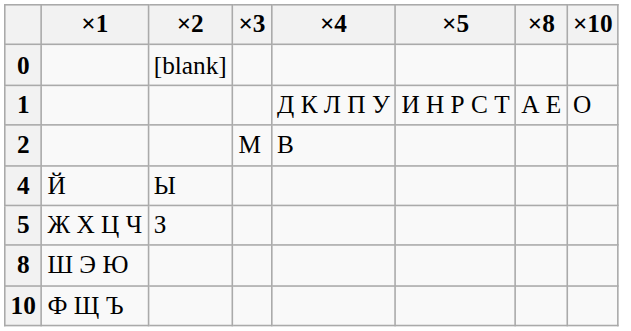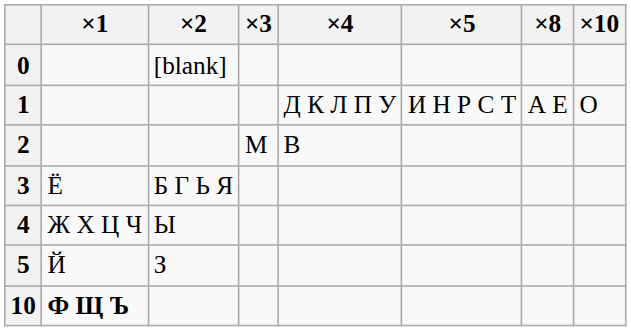+ row: (23, 184)
(57, 184) Й -> (95, 225) Ж Х Ц Ч
(95, 225) Ж Х Ц Ч -> (57, 265) Й
- row: (23, 265)
(86, 305) normal -> (88, 305) bold
